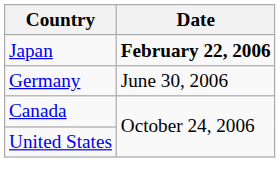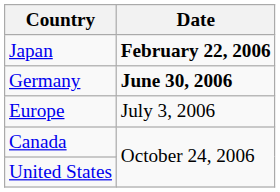(174, 80) normal -> (177, 80) bold
+ row: (37, 111)
